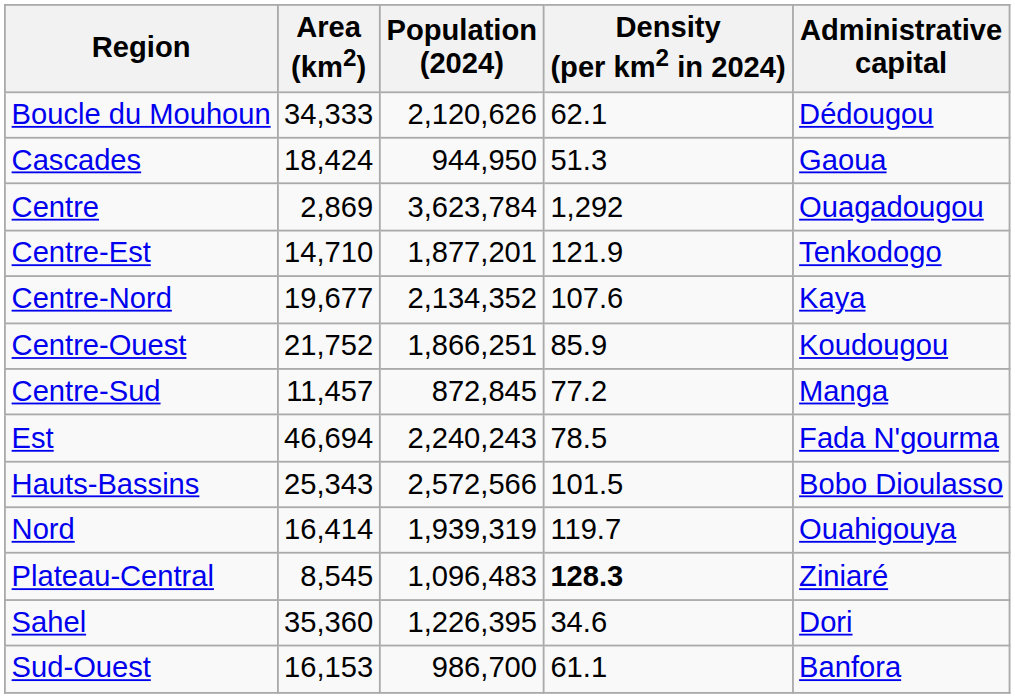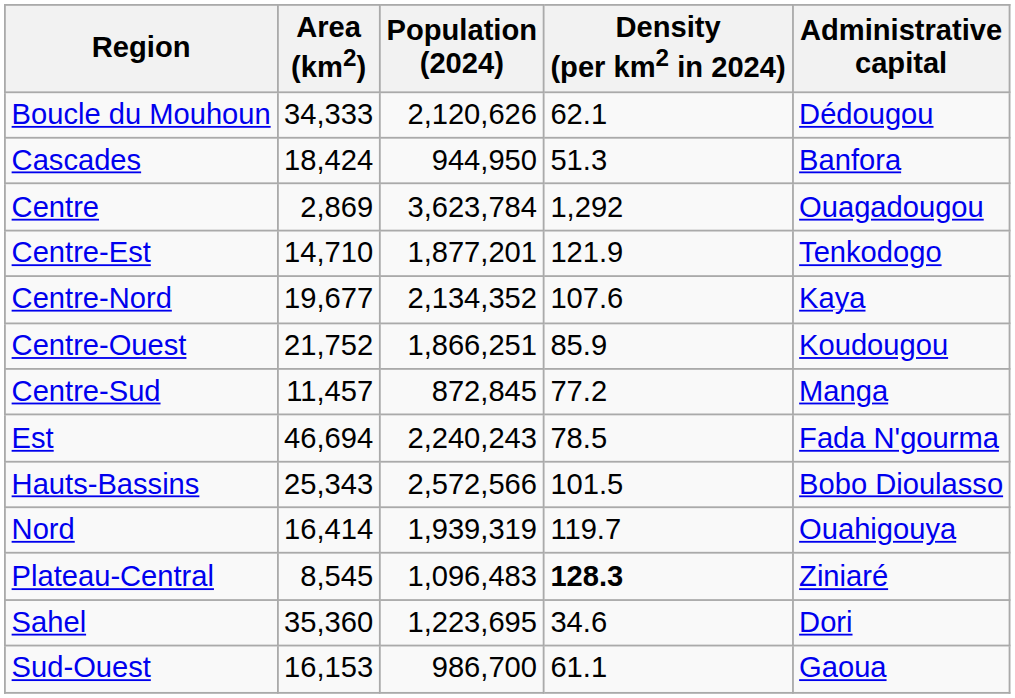(843, 160) Gaoua -> (850, 160) Banfora
(472, 622) 1,226,395 -> (472, 622) 1,223,695
(850, 668) Banfora -> (843, 668) Gaoua
